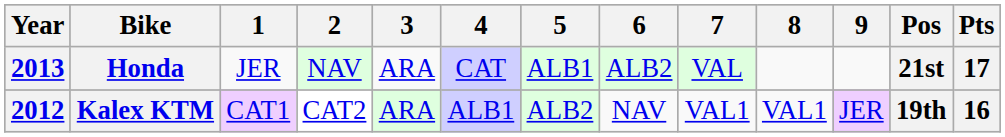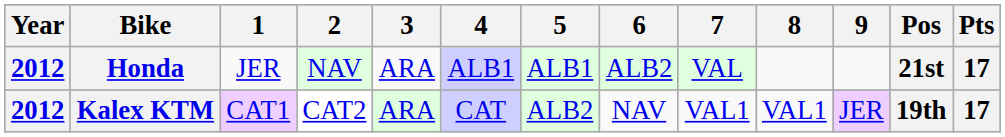(38, 68) 2013 -> (38, 68) 2012
(481, 68) CAT -> (481, 68) ALB1
(481, 110) ALB1 -> (481, 110) CAT
(977, 110) 16 -> (977, 110) 17
